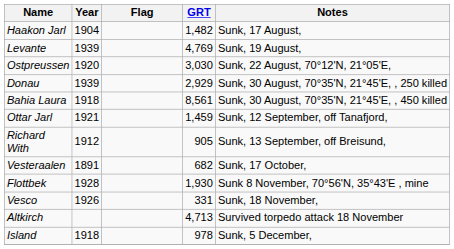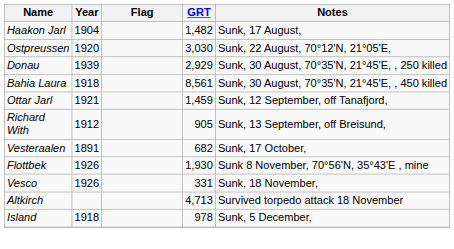- row: (27, 48)
(87, 183) 1928 -> (87, 165) 1926
